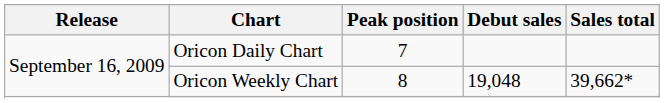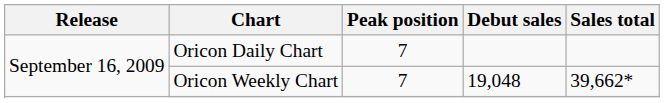(403, 81) 8 -> (403, 81) 7
